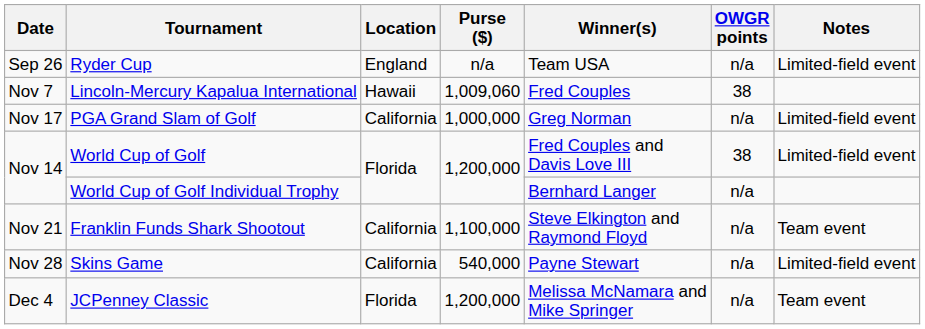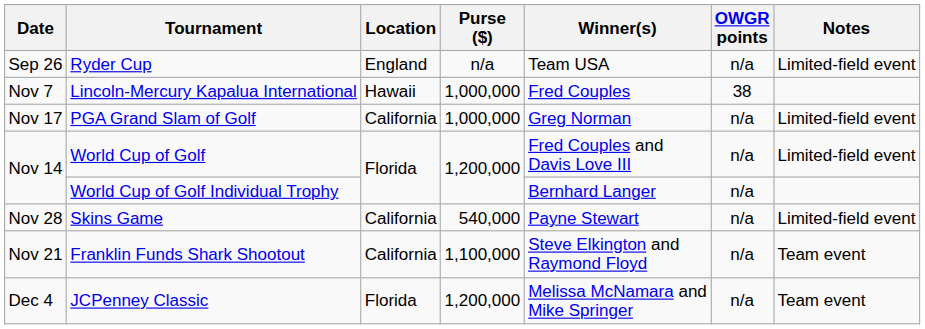(482, 91) 1,009,060 -> (482, 91) 1,000,000
(742, 155) 38 -> (742, 155) n/a
rows swapped: (188, 228) <-> (117, 264)
